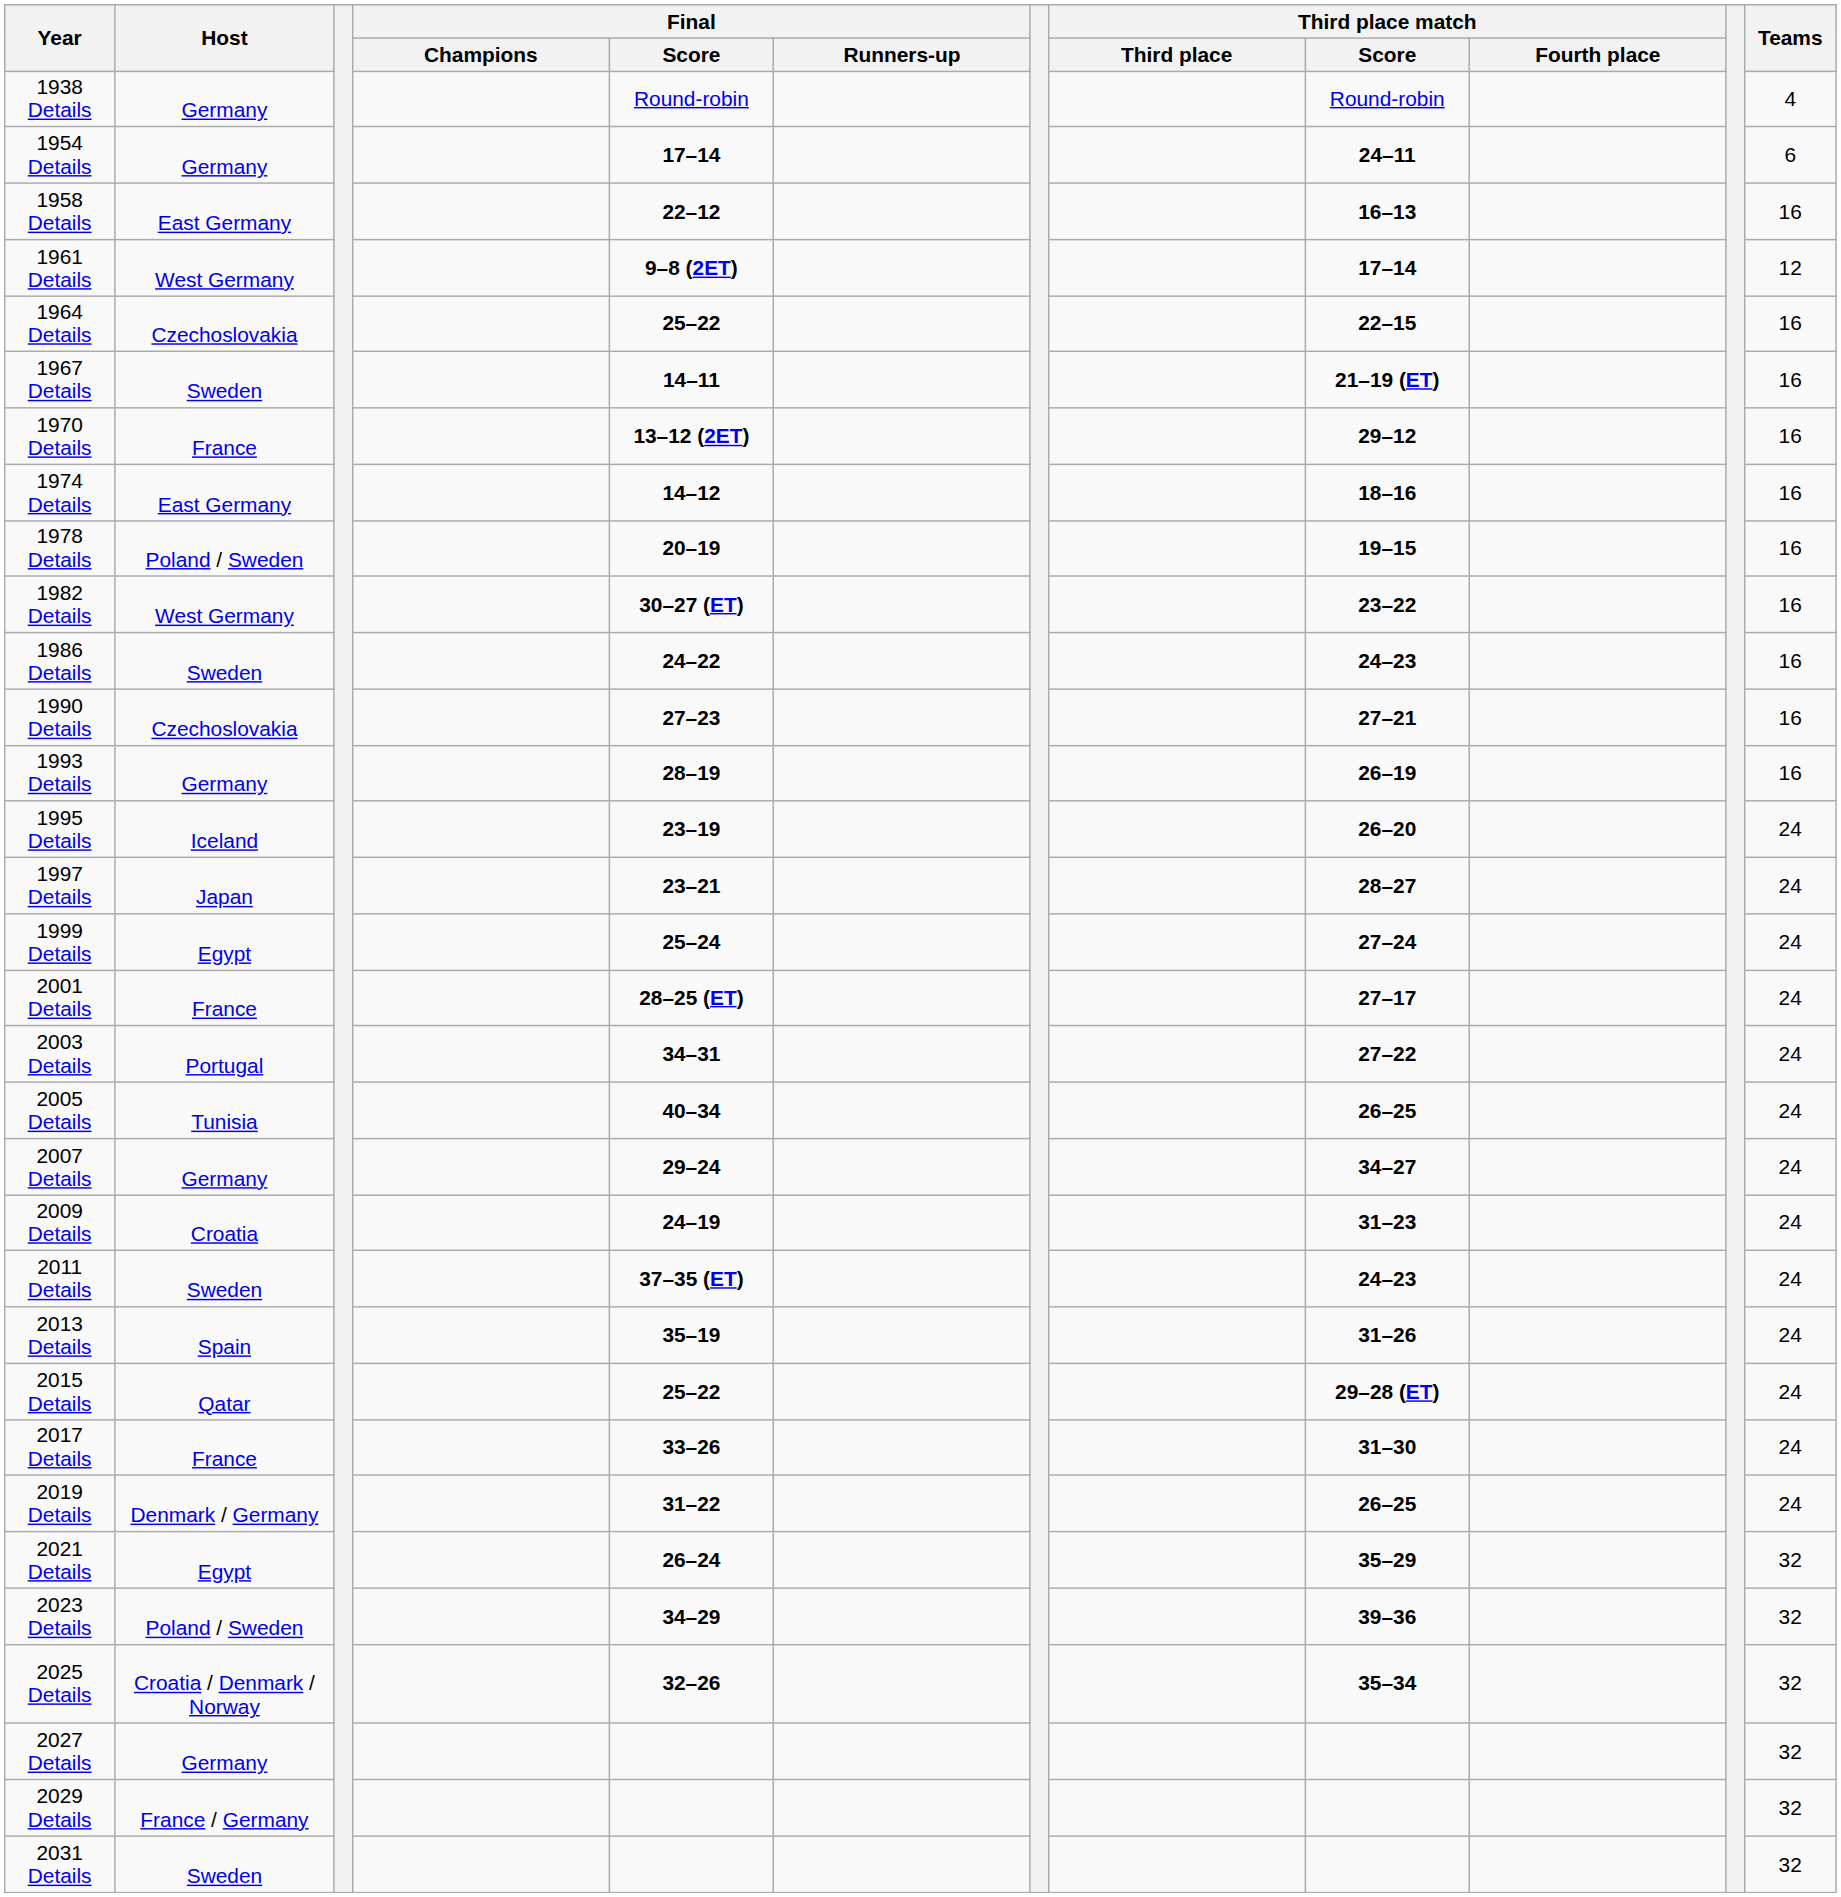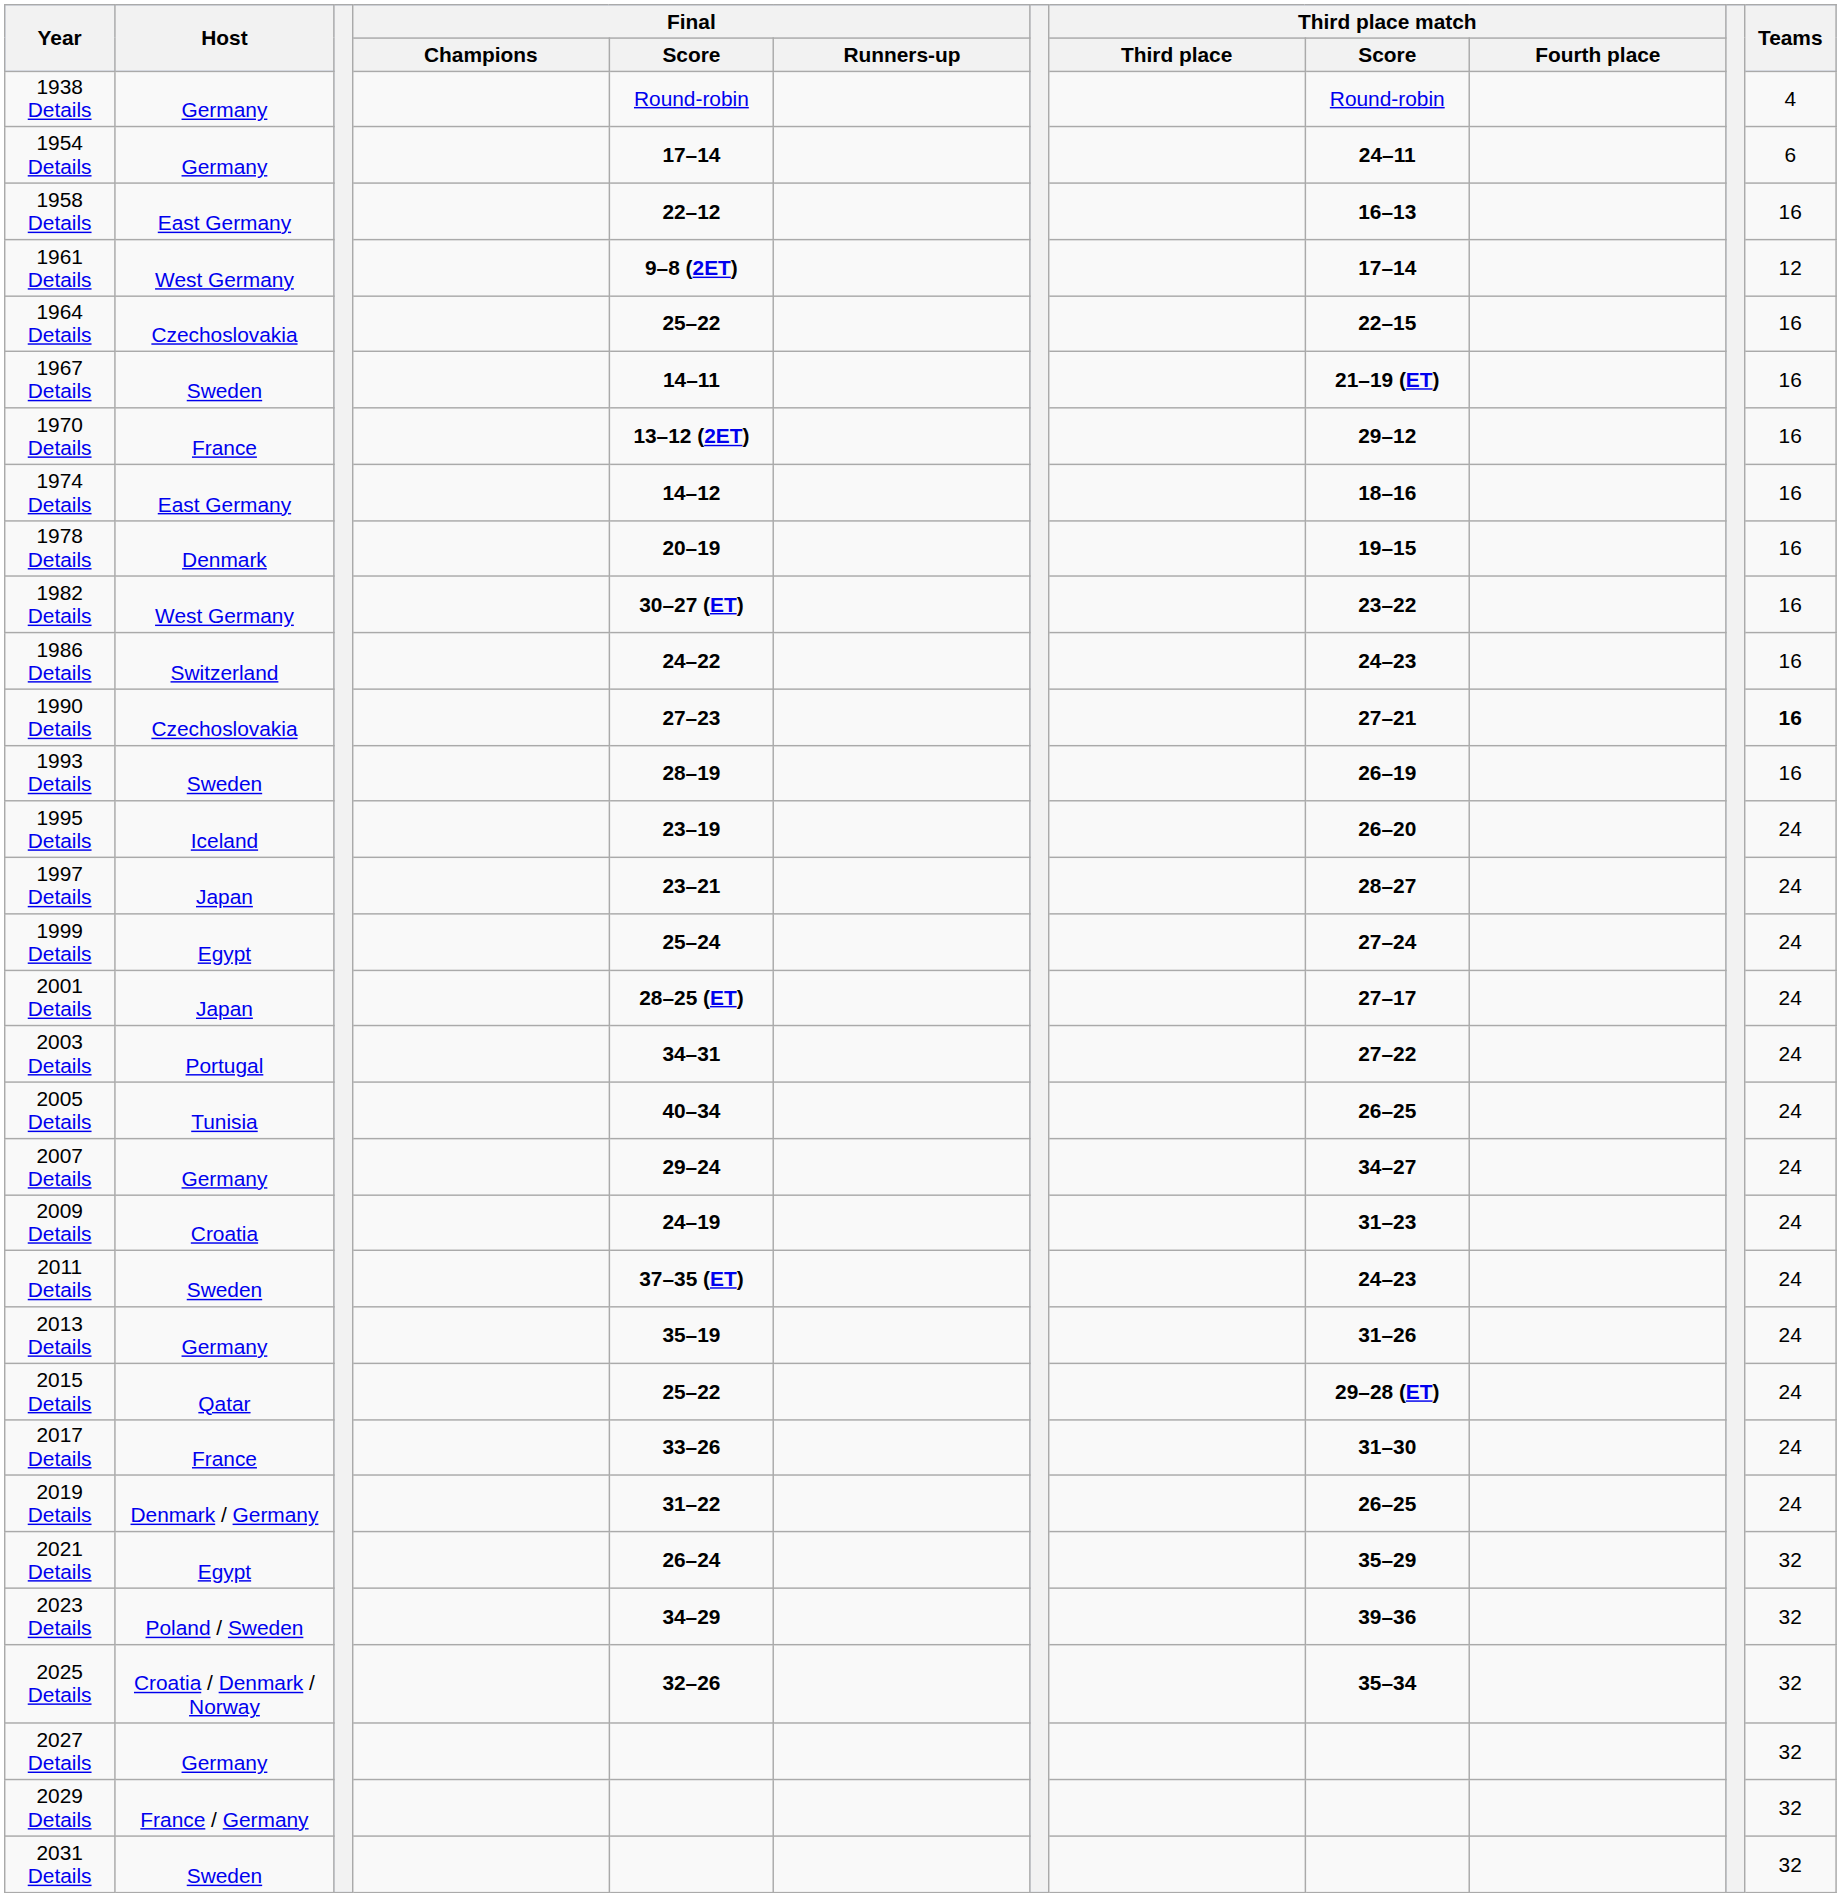(224, 560) Poland / Sweden -> (224, 560) Denmark
(224, 673) Sweden -> (224, 673) Switzerland
(1790, 717) normal -> (1790, 717) bold
(224, 785) Germany -> (224, 785) Sweden
(224, 1010) France -> (224, 1010) Japan
(224, 1347) Spain -> (224, 1347) Germany
